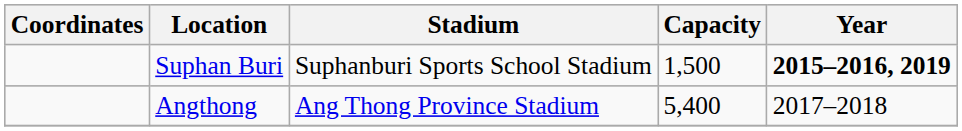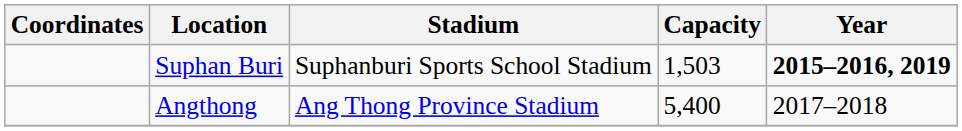(692, 65) 1,500 -> (692, 65) 1,503
